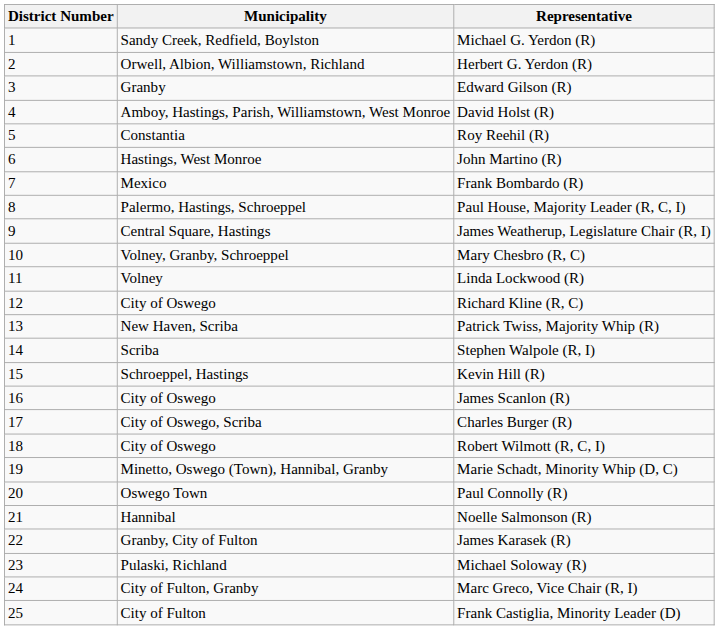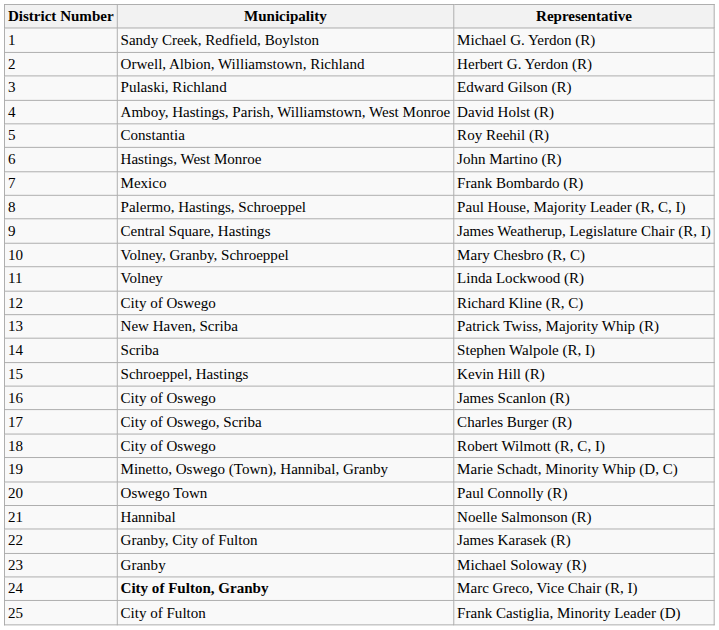(143, 87) Granby -> (174, 87) Pulaski, Richland
(174, 565) Pulaski, Richland -> (143, 565) Granby
(189, 588) normal -> (194, 588) bold
